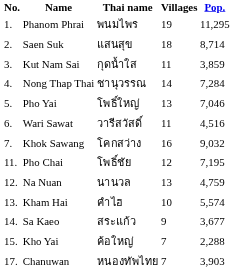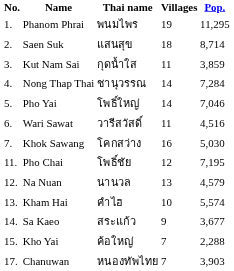(166, 103) 13 -> (166, 103) 14
(212, 142) 9,032 -> (212, 142) 5,030
(212, 182) 4,759 -> (212, 182) 4,579
